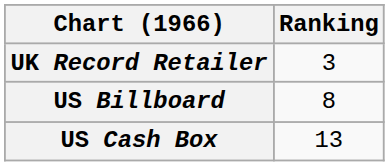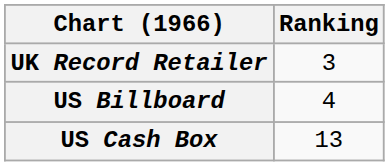(329, 102) 8 -> (329, 102) 4
